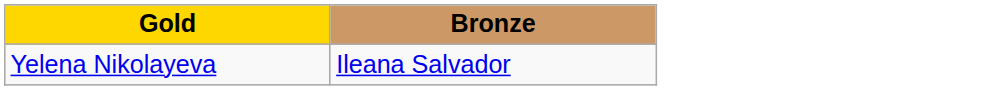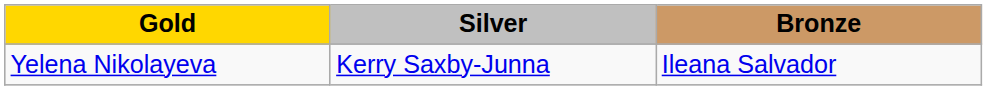+ column: (493, 24)
